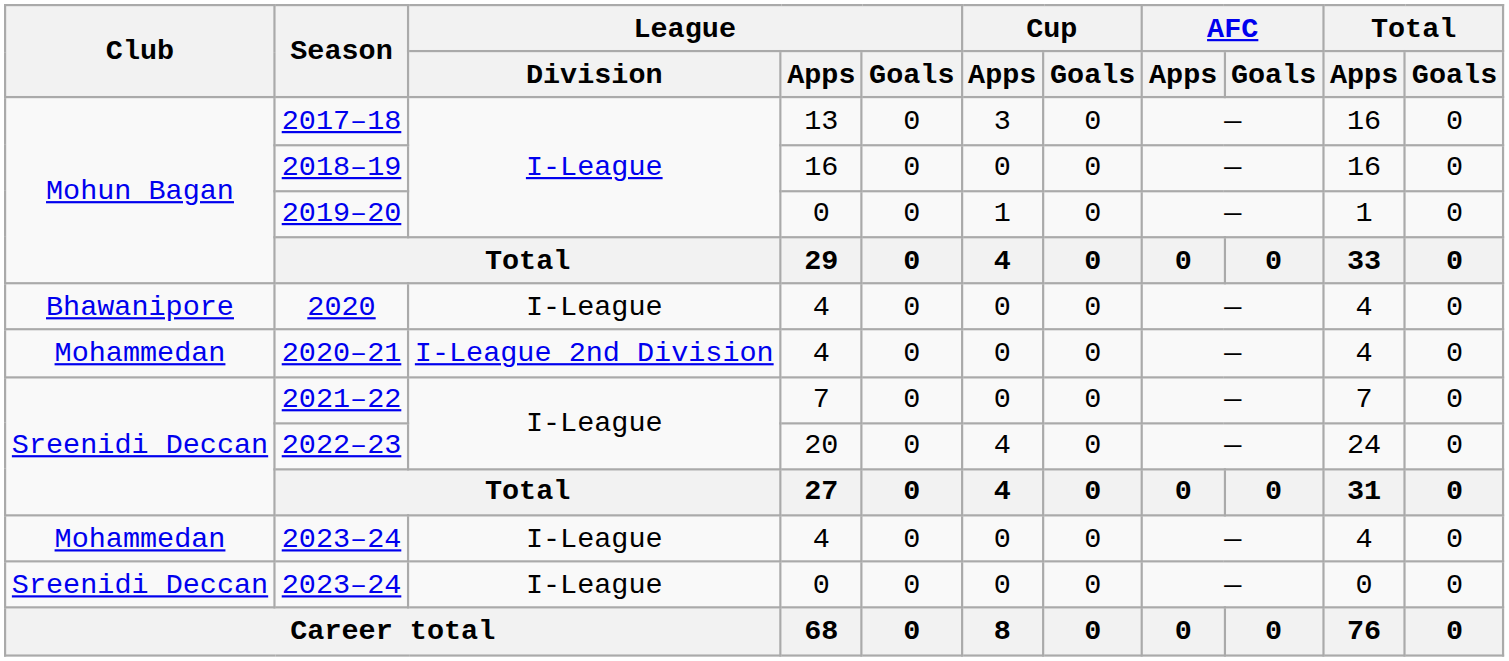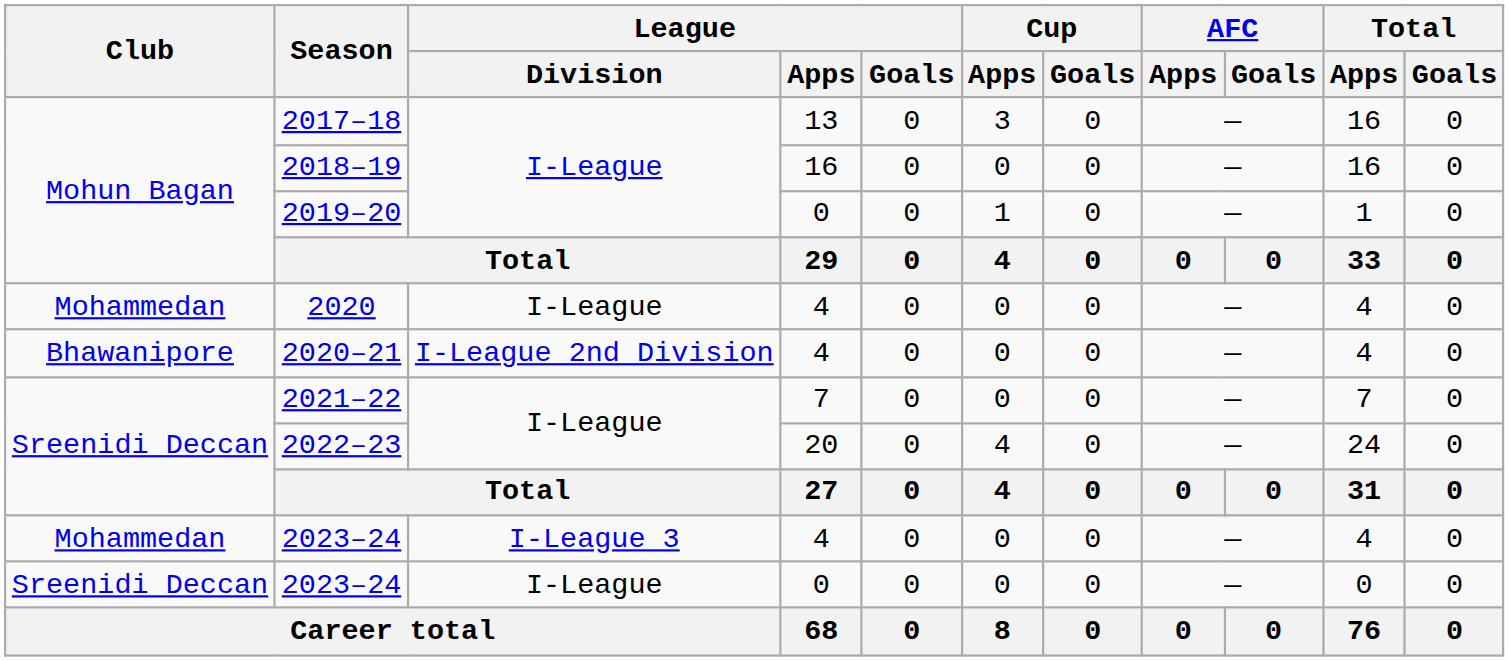(140, 307) Bhawanipore -> (140, 307) Mohammedan
(140, 353) Mohammedan -> (140, 353) Bhawanipore
(594, 539) I-League -> (594, 539) I-League 3
